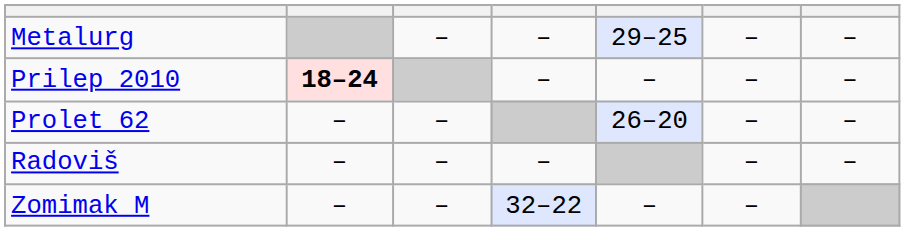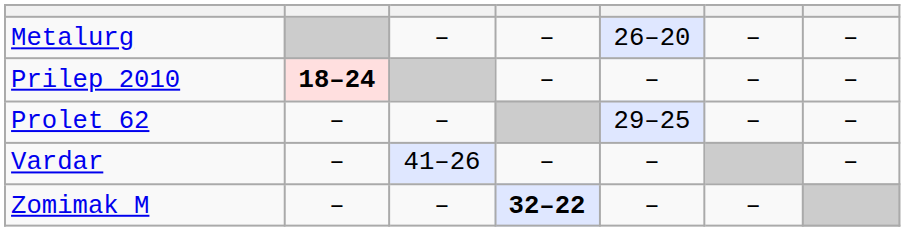(649, 38) 29–25 -> (652, 38) 26–20
(649, 122) 26–20 -> (652, 122) 29–25
- row: (65, 163)
+ row: (57, 163)
(544, 205) normal -> (547, 205) bold
